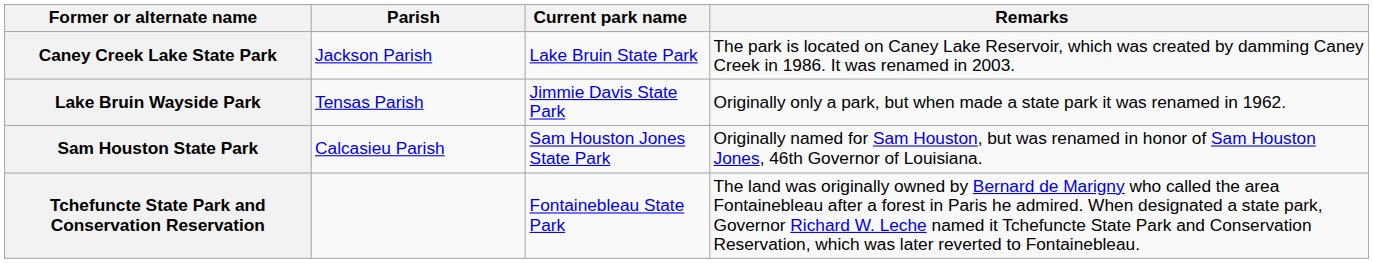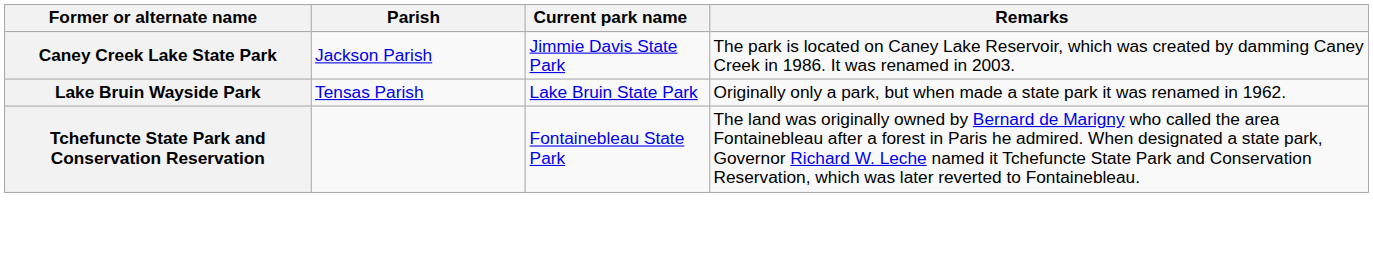(614, 55) Lake Bruin State Park -> (604, 55) Jimmie Davis State Park
(604, 102) Jimmie Davis State Park -> (614, 92) Lake Bruin State Park
- row: (158, 149)
